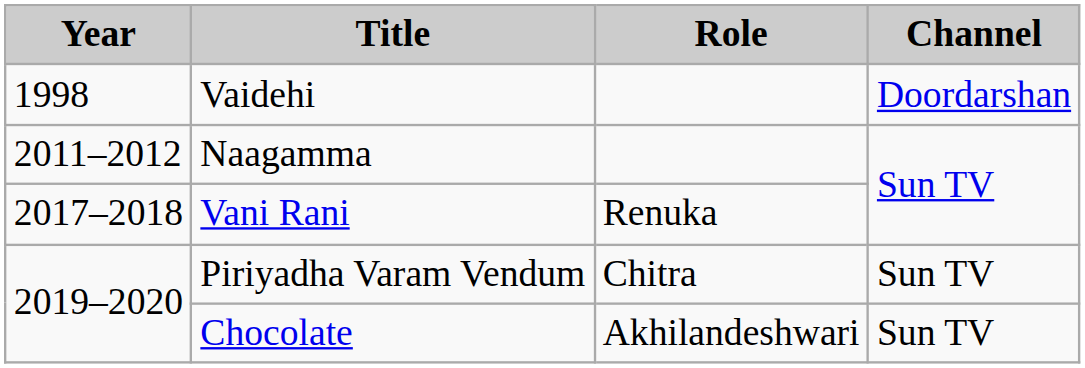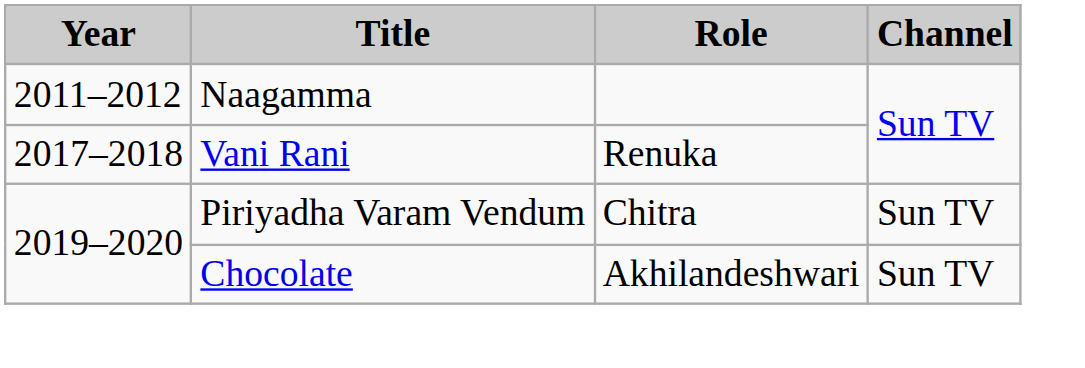- row: (258, 93)
